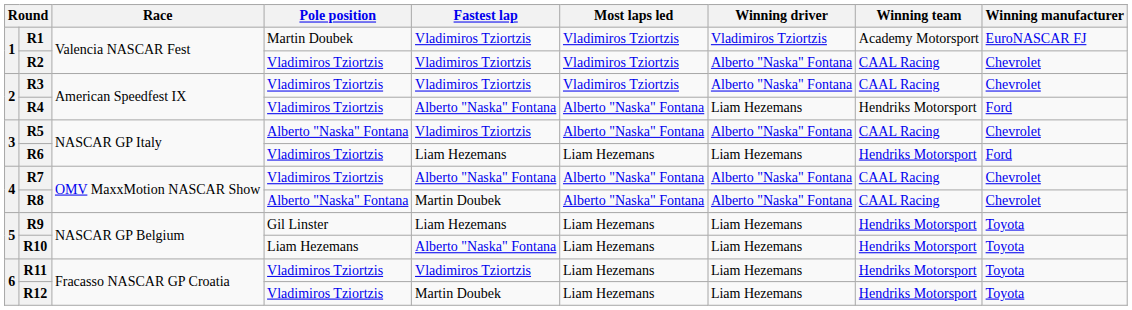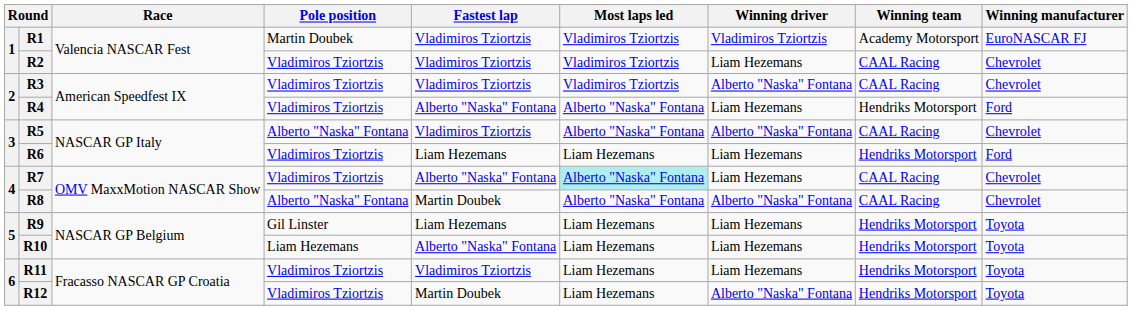(782, 61) Alberto "Naska" Fontana -> (757, 61) Liam Hezemans
(634, 177) no background -> (634, 177) paleturquoise background
(782, 177) Alberto "Naska" Fontana -> (757, 177) Liam Hezemans
(757, 292) Liam Hezemans -> (782, 292) Alberto "Naska" Fontana
